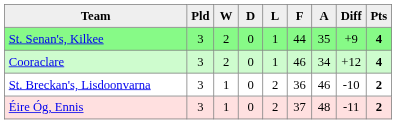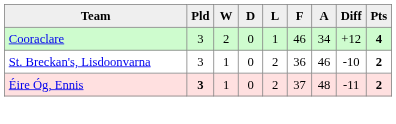- row: (56, 38)
(200, 107) normal -> (200, 84) bold
